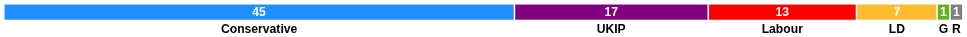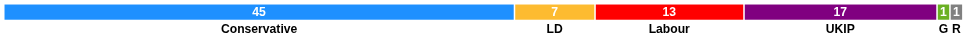columns swapped: (611, 12) <-> (897, 12)
